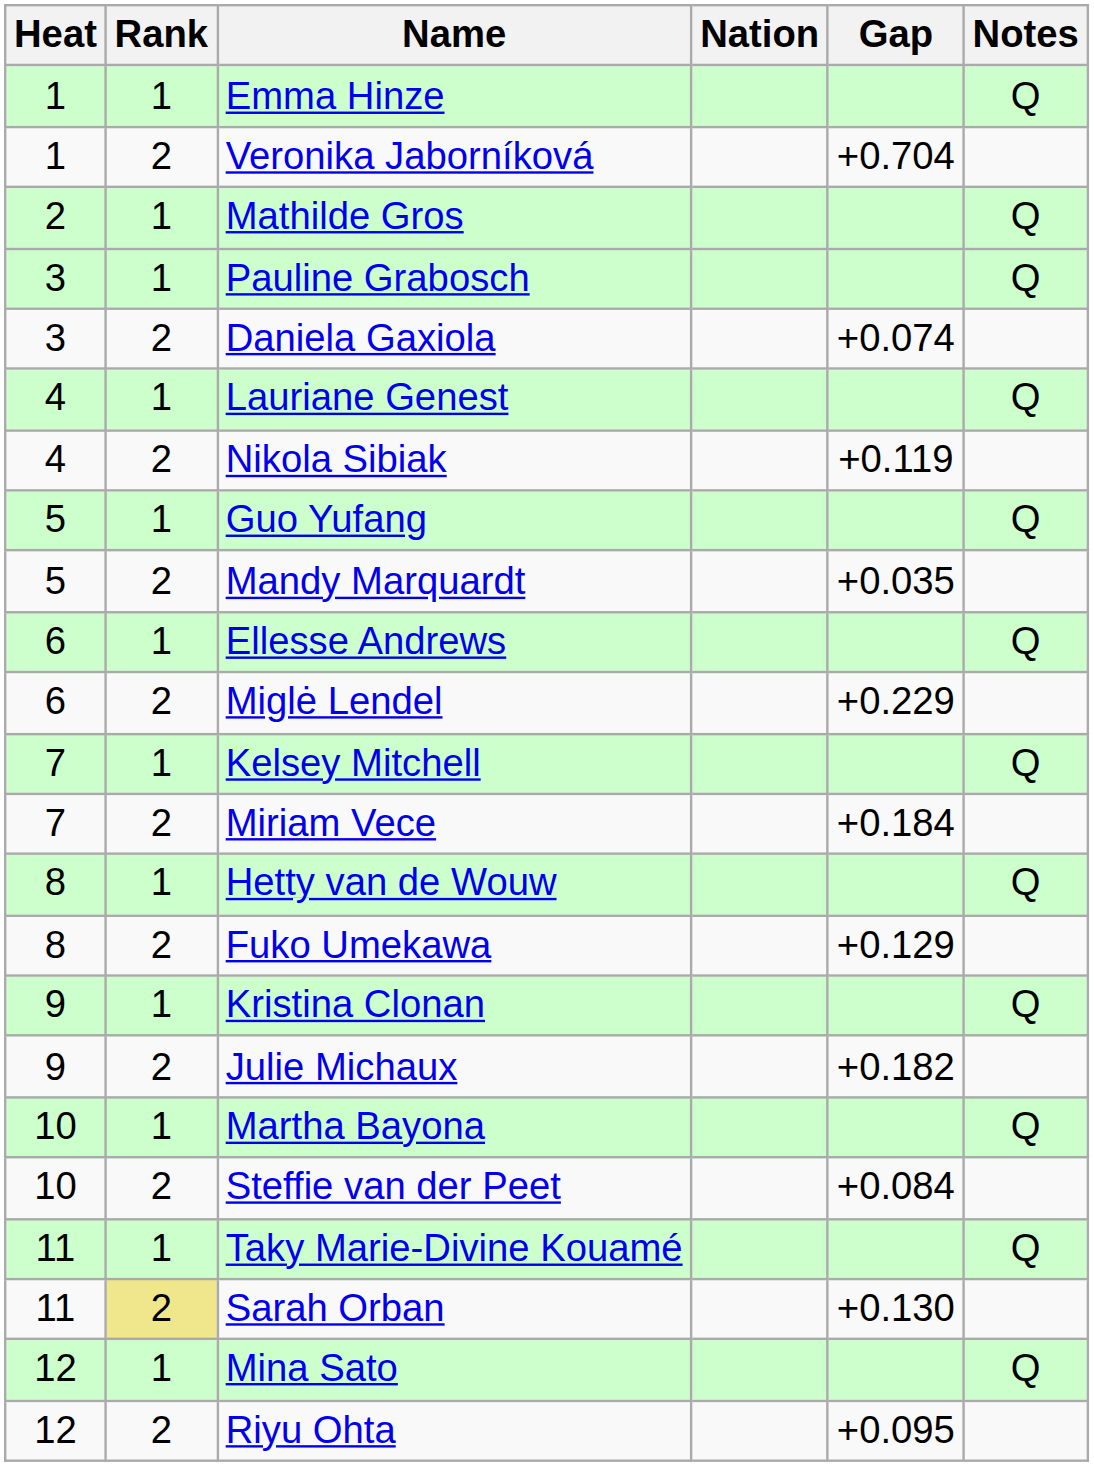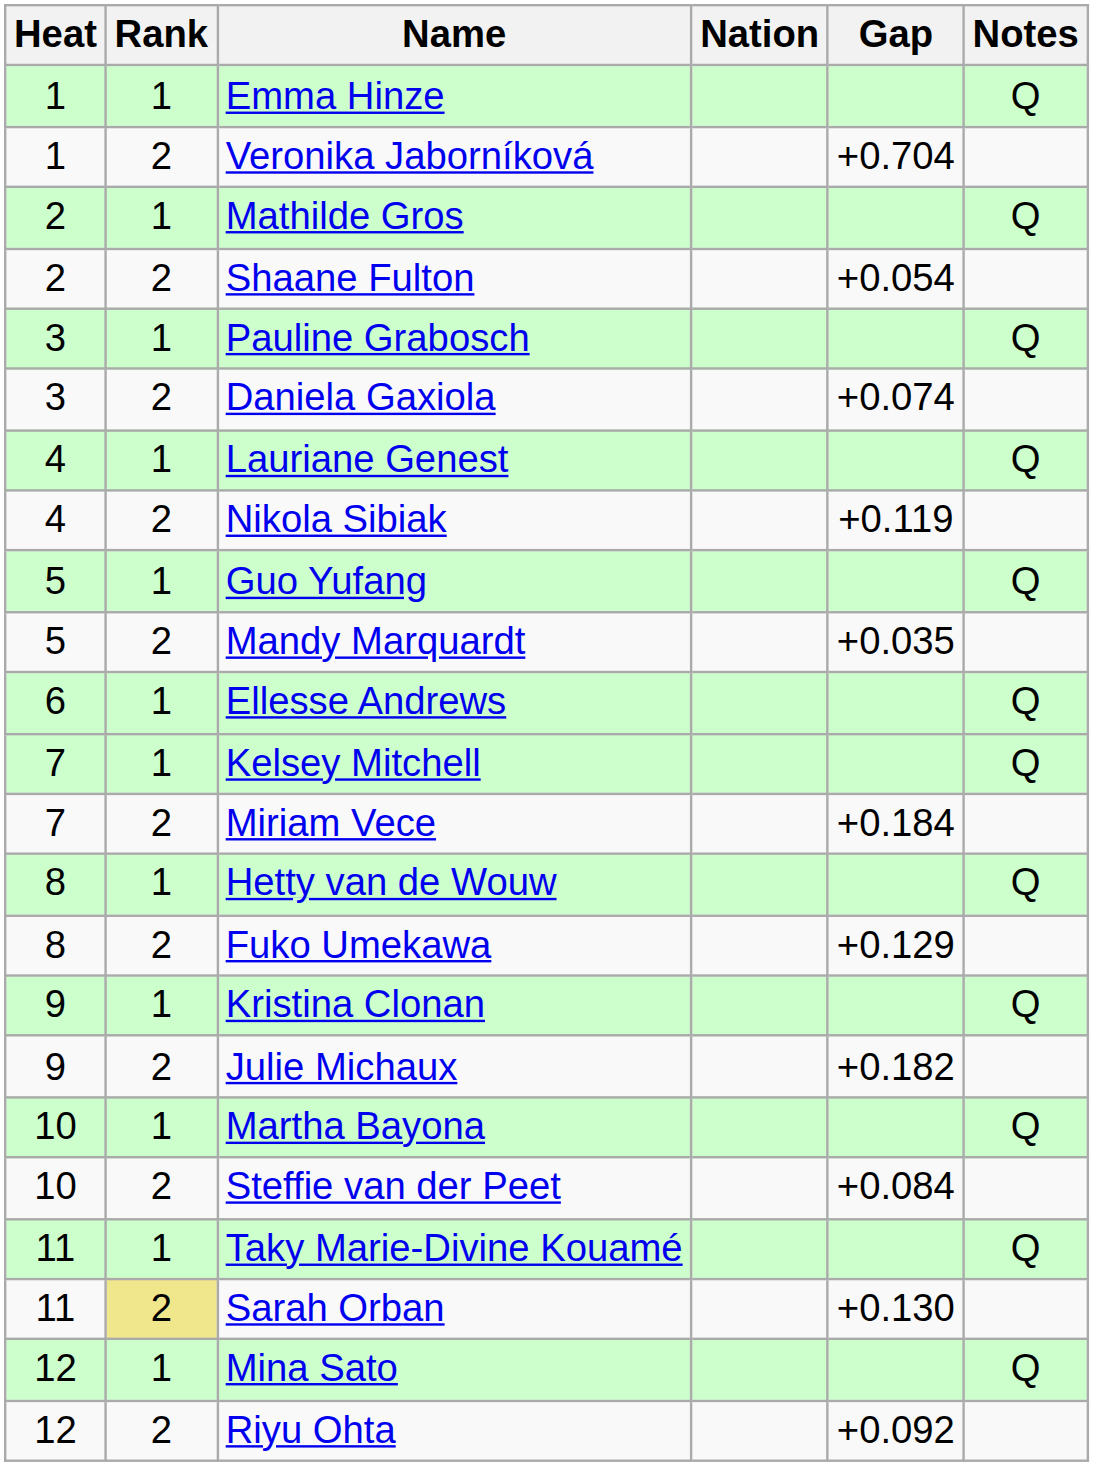+ row: (350, 277)
- row: (334, 701)
(896, 1429) +0.095 -> (896, 1429) +0.092
